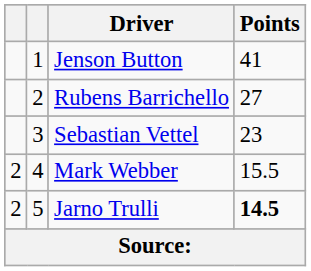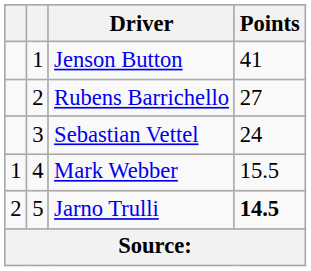(251, 134) 23 -> (251, 134) 24
(16, 171) 2 -> (16, 171) 1
